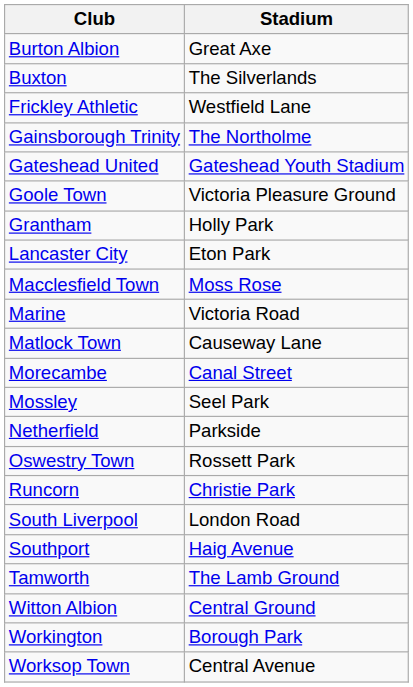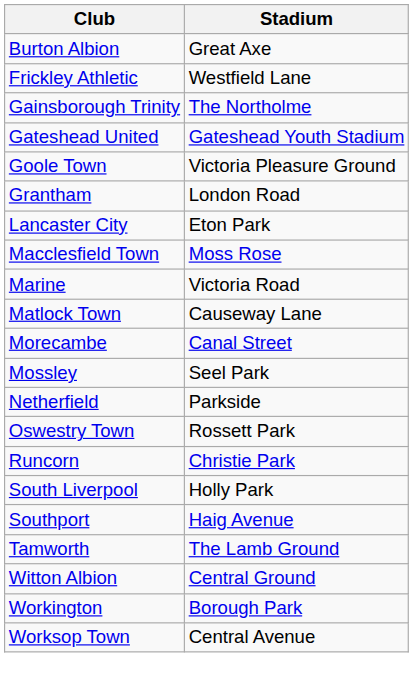- row: (38, 78)
(231, 225) Holly Park -> (244, 195) London Road
(244, 519) London Road -> (231, 490) Holly Park
